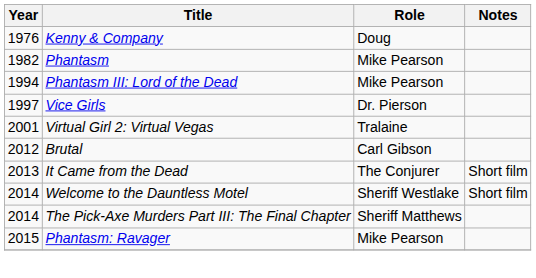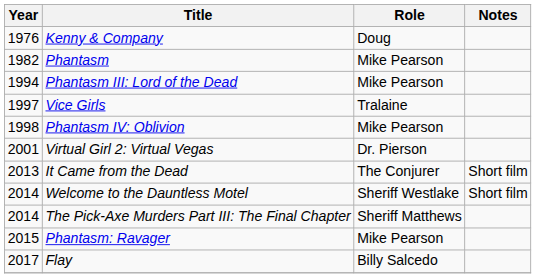(392, 104) Dr. Pierson -> (382, 104) Tralaine
+ row: (115, 127)
(382, 127) Tralaine -> (392, 149) Dr. Pierson
- row: (64, 149)
+ row: (59, 261)
